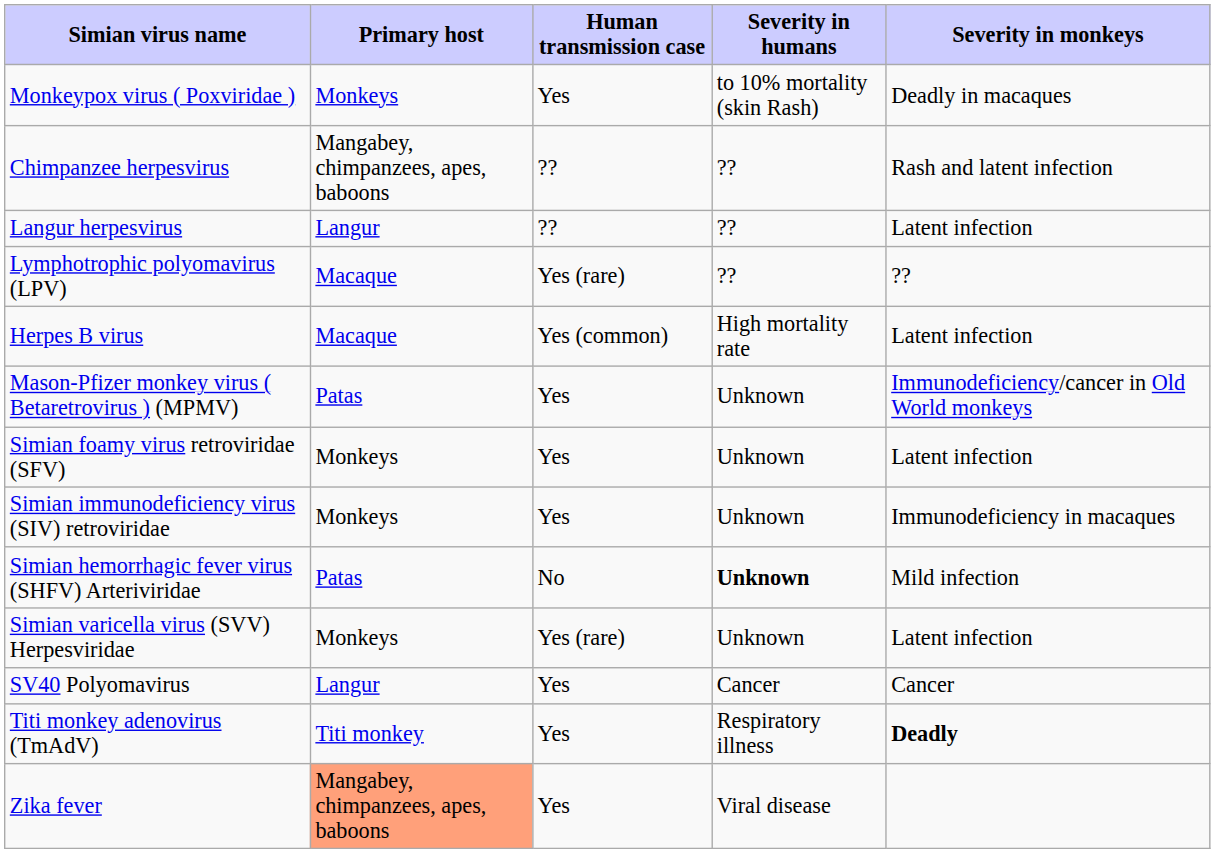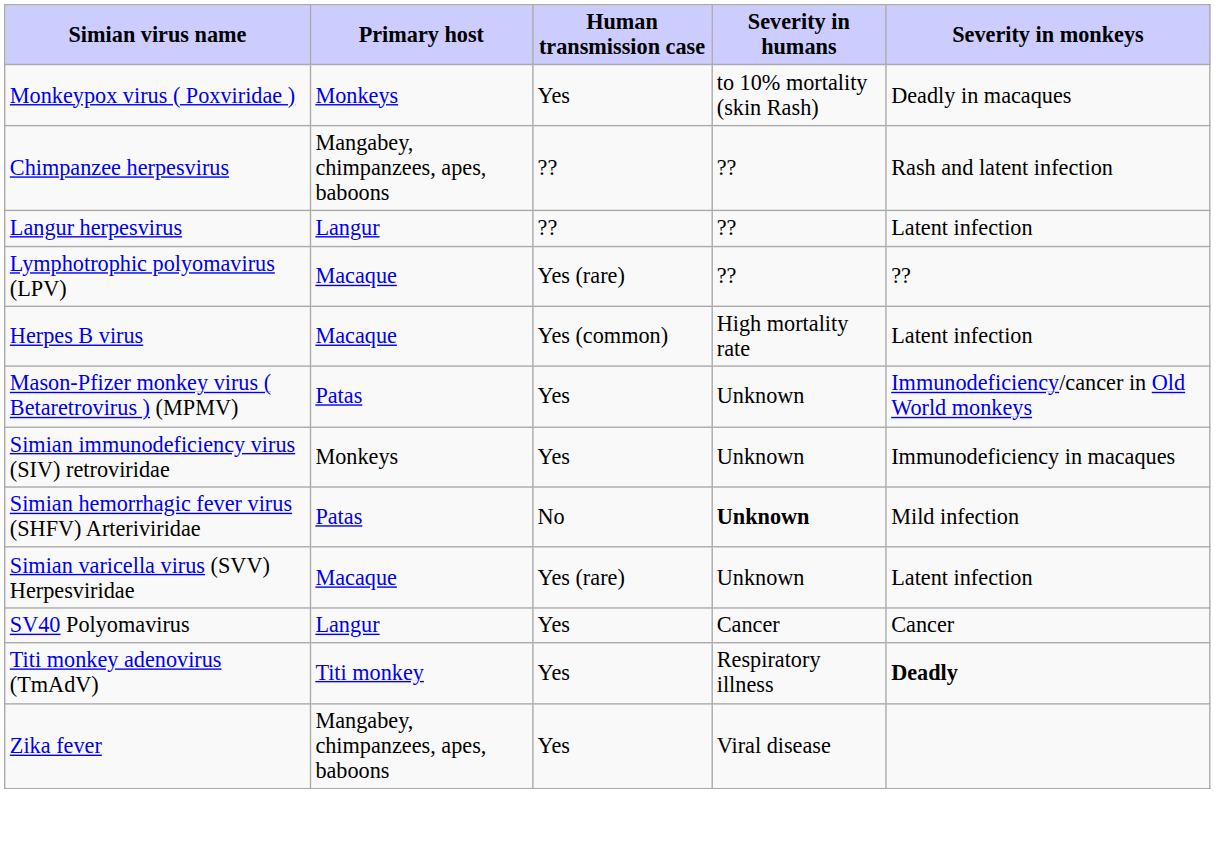- row: (152, 456)
(357, 637) Monkeys -> (356, 577) Macaque
(401, 805) lightsalmon background -> (401, 745) no background
